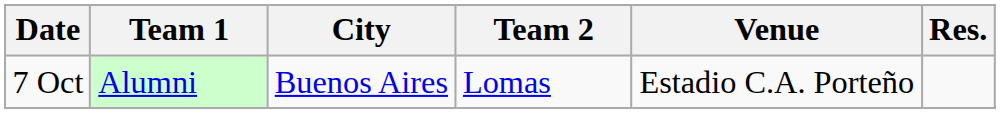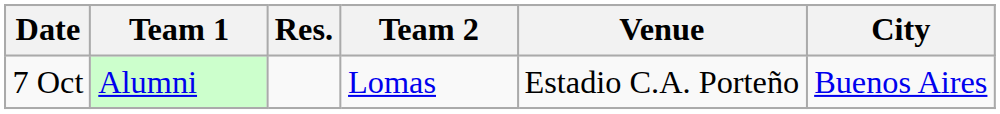columns swapped: (958, 30) <-> (361, 30)
